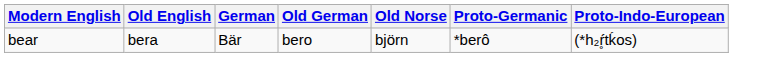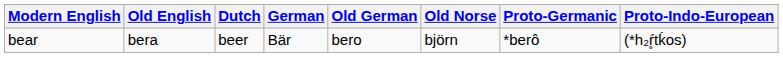+ column: (239, 16)
